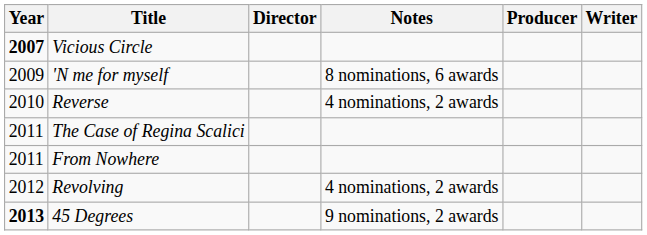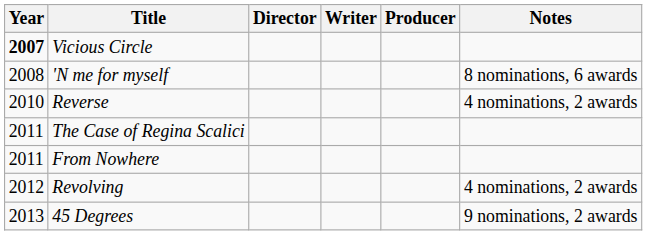columns swapped: (612, 18) <-> (412, 18)
(26, 74) 2009 -> (26, 74) 2008
(26, 215) bold -> (26, 215) normal
